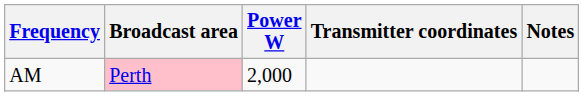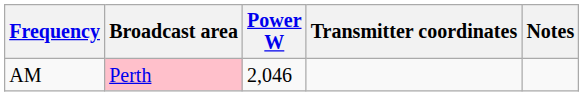(270, 74) 2,000 -> (270, 74) 2,046
